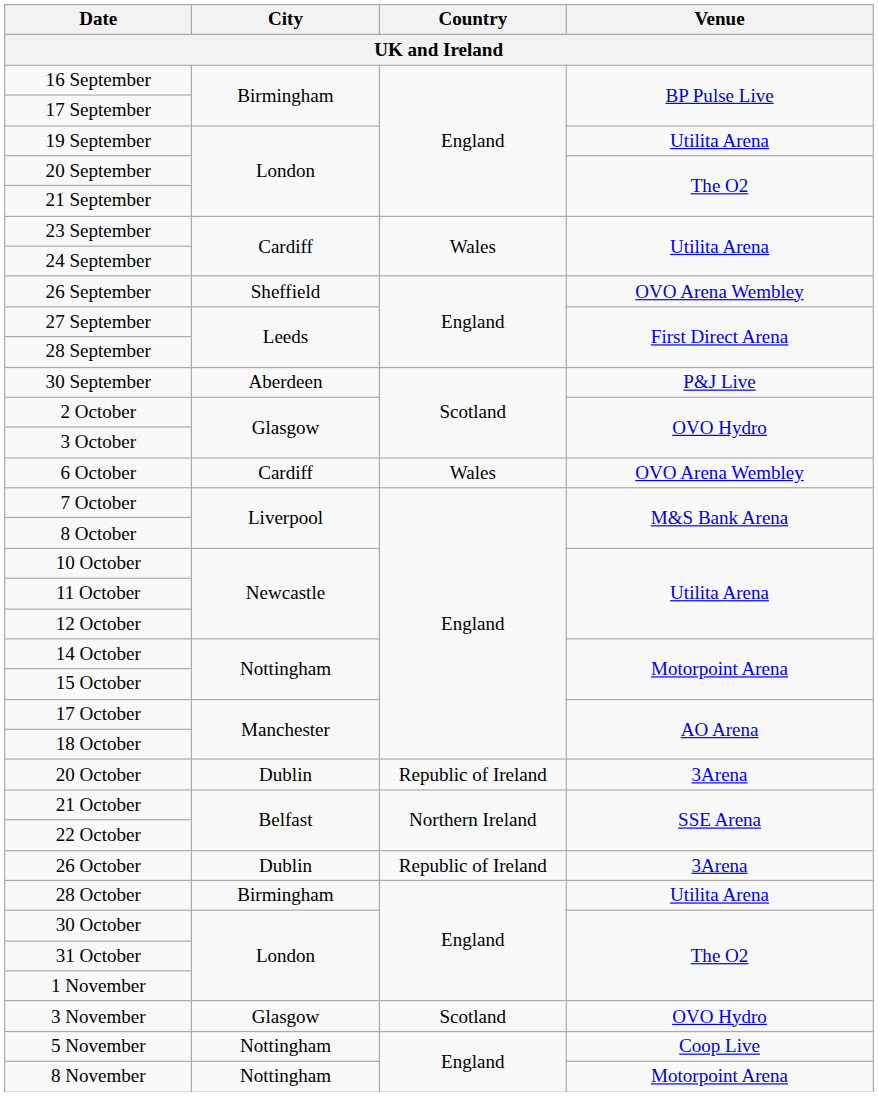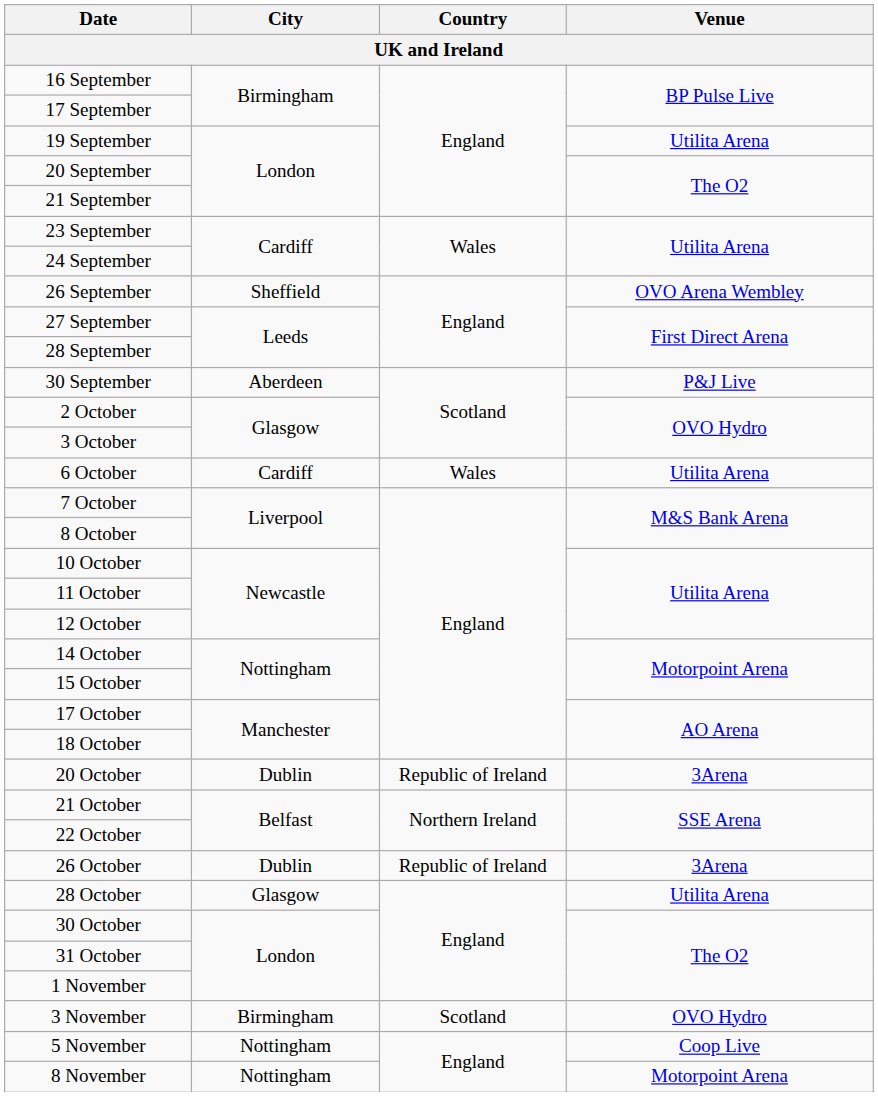(720, 472) OVO Arena Wembley -> (720, 472) Utilita Arena
(286, 895) Birmingham -> (286, 895) Glasgow
(286, 1016) Glasgow -> (286, 1016) Birmingham
